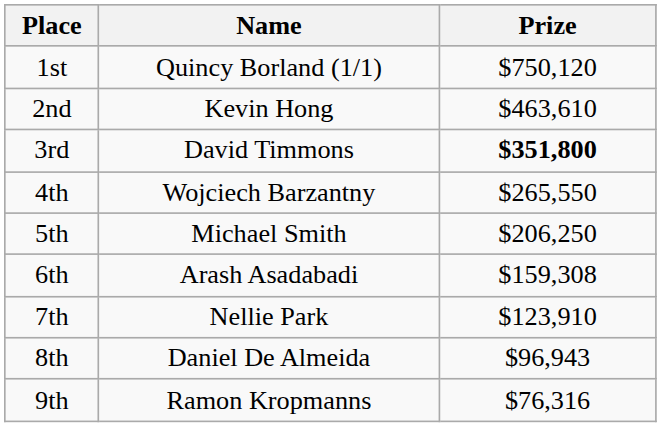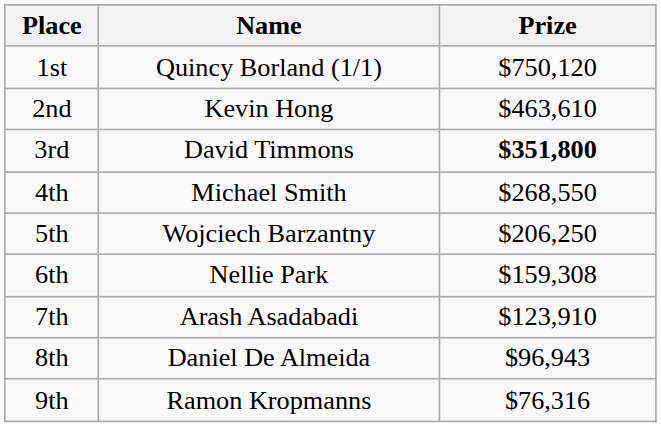(269, 191) Wojciech Barzantny -> (269, 191) Michael Smith
(548, 191) $265,550 -> (548, 191) $268,550
(269, 233) Michael Smith -> (269, 233) Wojciech Barzantny
(269, 274) Arash Asadabadi -> (269, 274) Nellie Park
(269, 316) Nellie Park -> (269, 316) Arash Asadabadi
